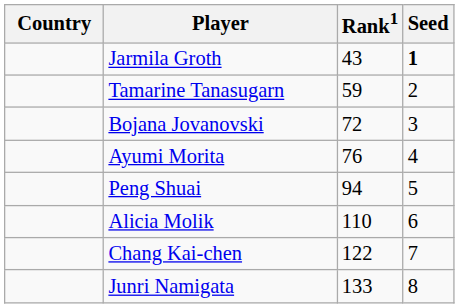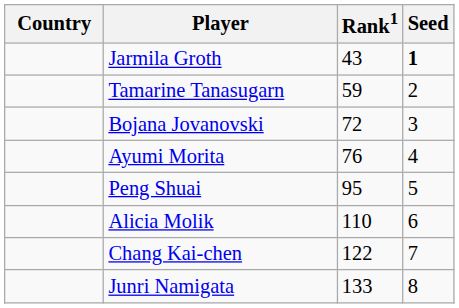(352, 188) 94 -> (352, 188) 95
